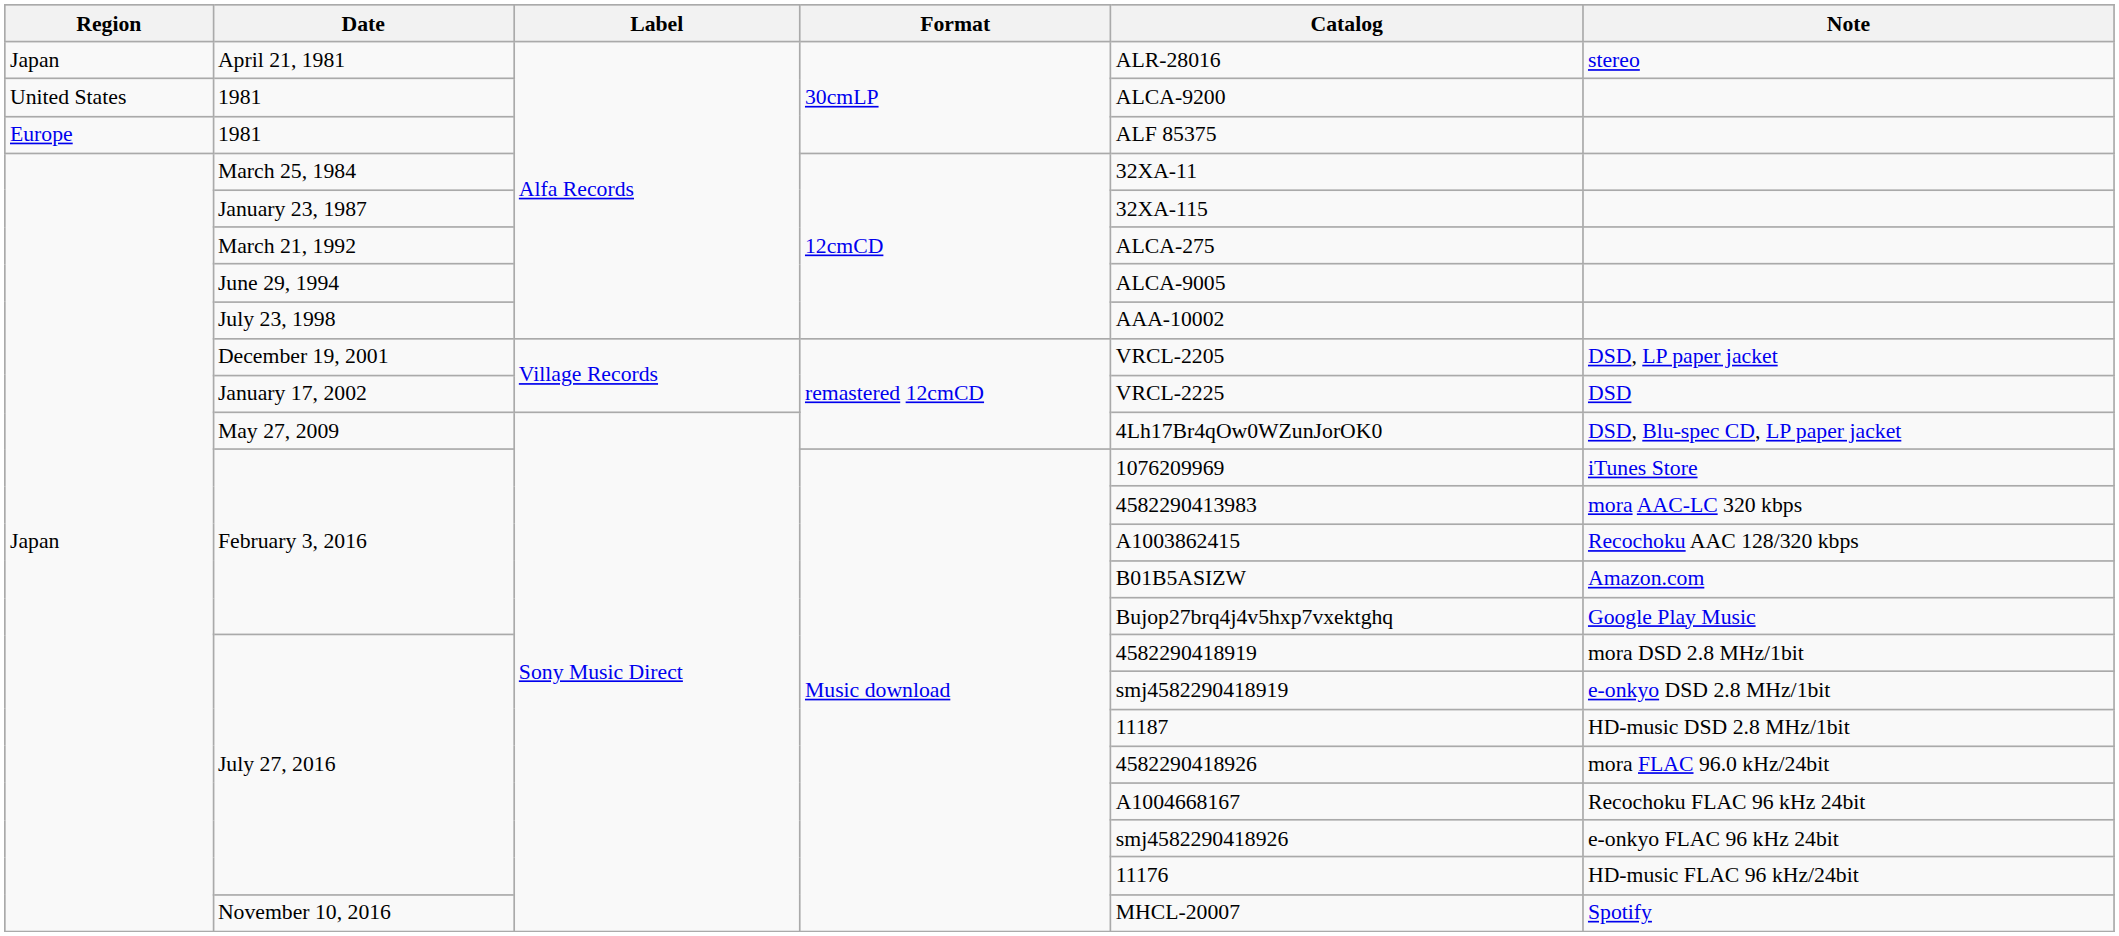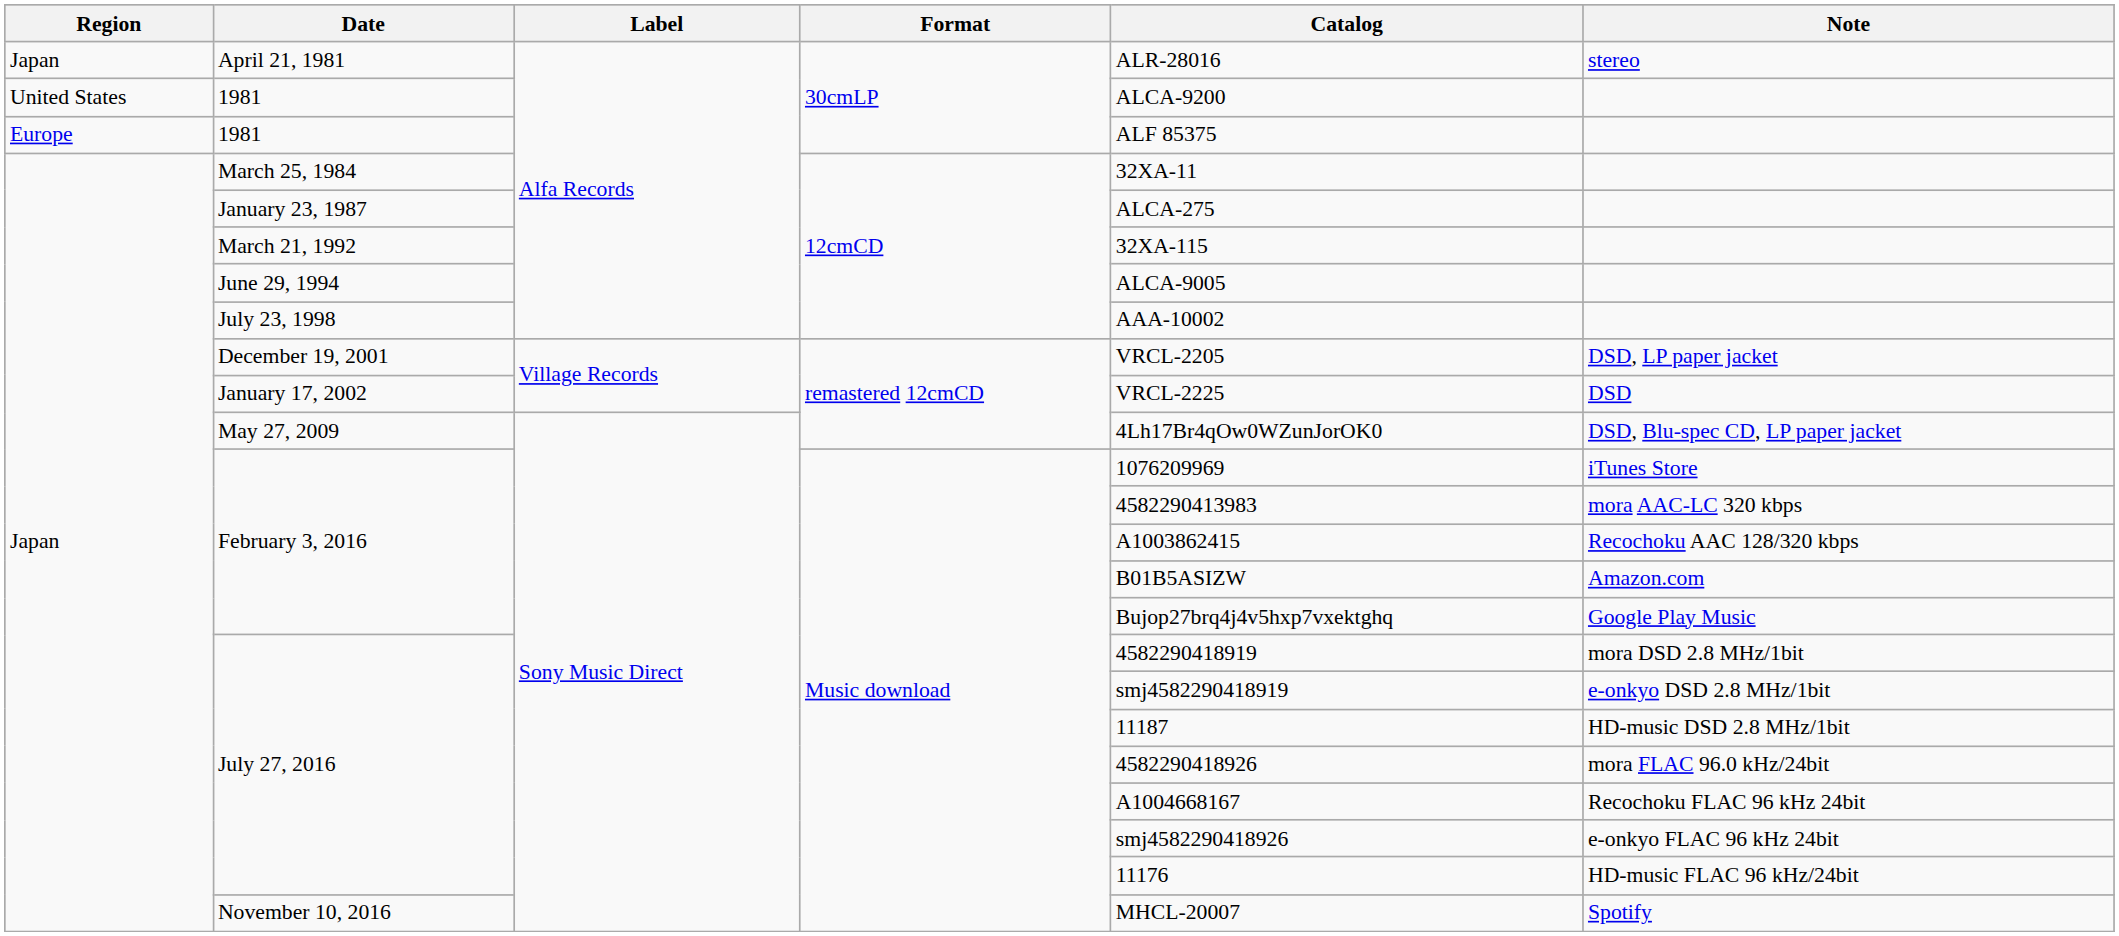(1162, 208) 32XA-115 -> (1165, 208) ALCA-275
(1165, 245) ALCA-275 -> (1162, 245) 32XA-115
